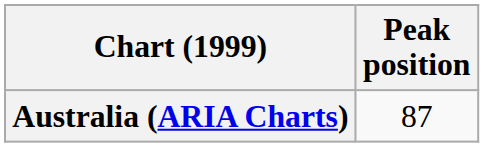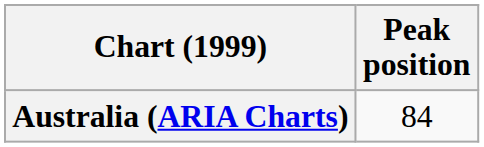(417, 115) 87 -> (417, 115) 84
